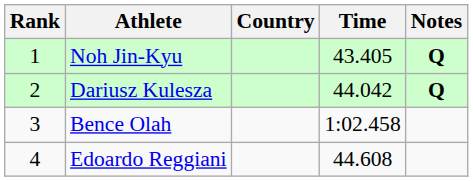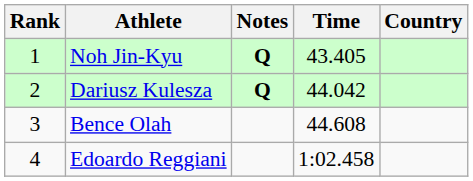columns swapped: (276, 21) <-> (436, 21)
(363, 124) 1:02.458 -> (336, 124) 44.608
(363, 158) 44.608 -> (336, 158) 1:02.458
